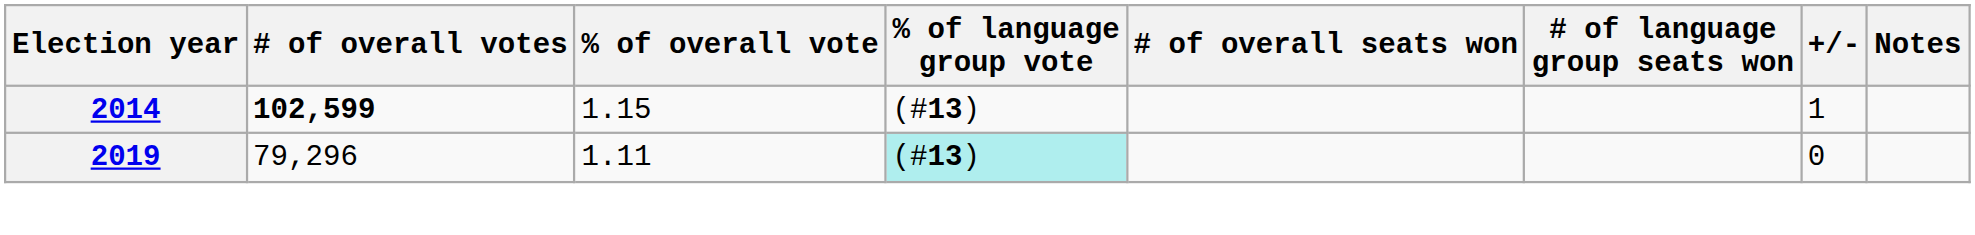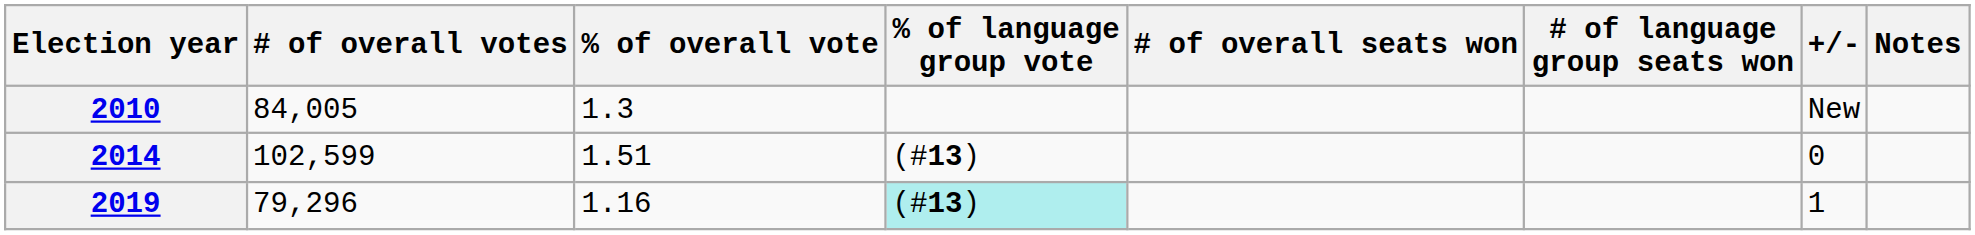+ row: (126, 110)
(314, 110) bold -> (314, 157) normal
(616, 110) 1.15 -> (616, 157) 1.51
(1817, 110) 1 -> (1817, 157) 0
(616, 157) 1.11 -> (616, 205) 1.16
(1817, 157) 0 -> (1817, 205) 1
